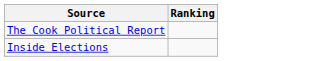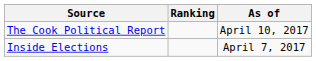+ column: (264, 13)
